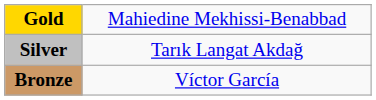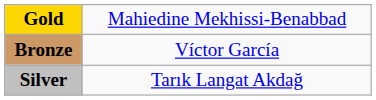rows swapped: (44, 49) <-> (44, 79)
